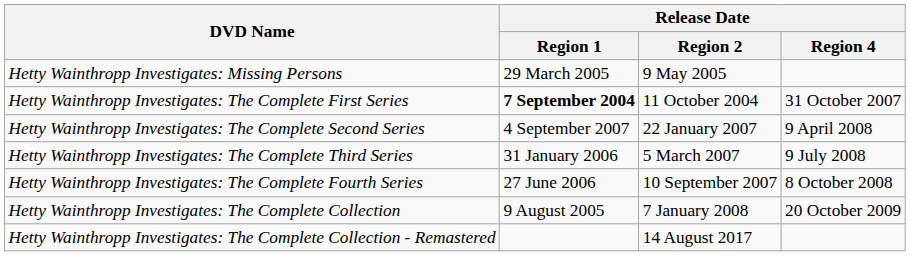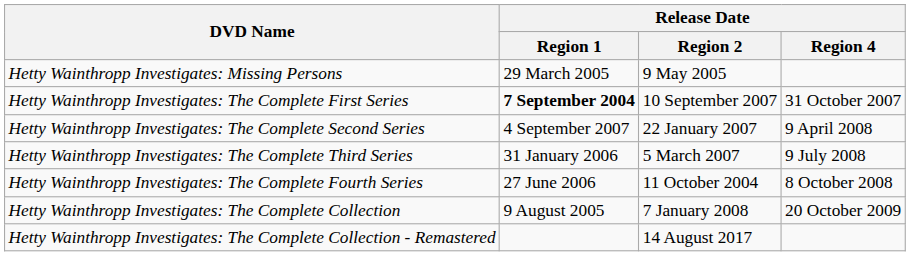(700, 100) 11 October 2004 -> (710, 100) 10 September 2007
(710, 182) 10 September 2007 -> (700, 182) 11 October 2004
